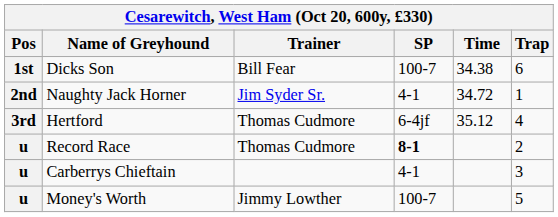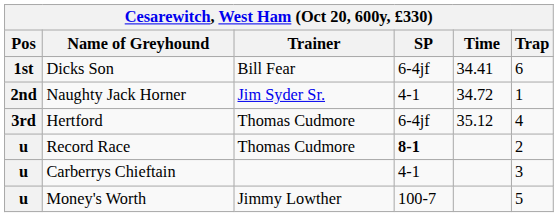(417, 69) 100-7 -> (414, 69) 6-4jf
(475, 69) 34.38 -> (475, 69) 34.41
